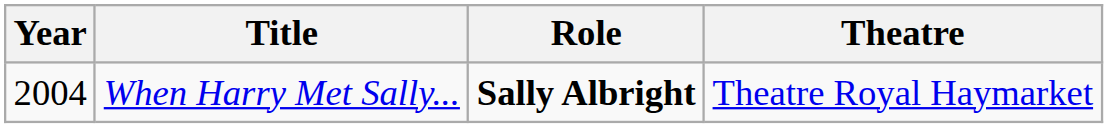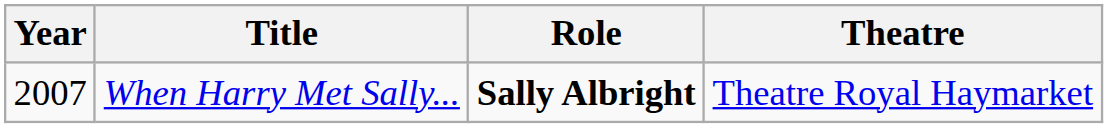(50, 91) 2004 -> (50, 91) 2007
